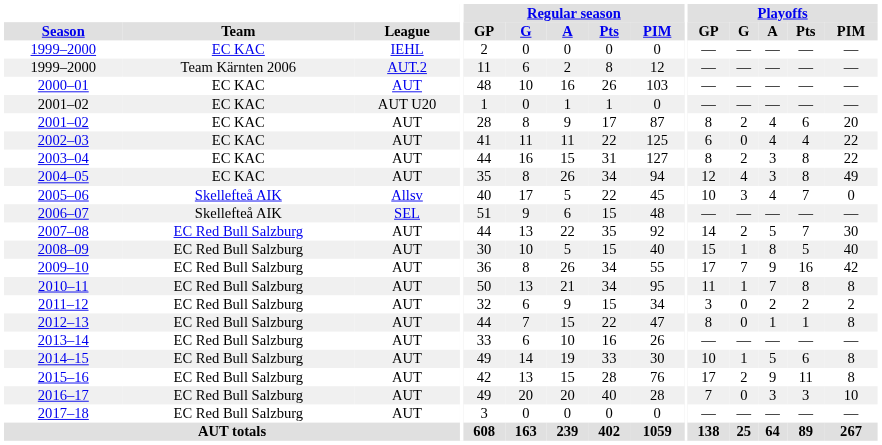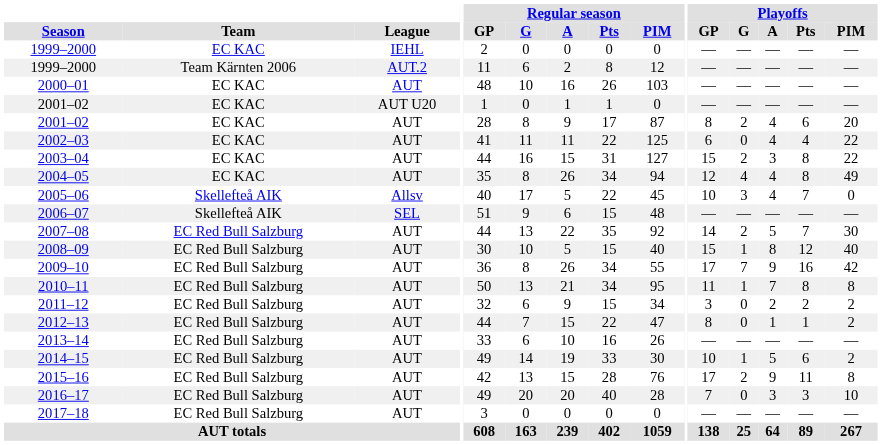(709, 158) 8 -> (709, 158) 15
(773, 176) 3 -> (773, 176) 4
(806, 249) 5 -> (806, 249) 12
(851, 322) 8 -> (851, 322) 2
(851, 358) 8 -> (851, 358) 2
